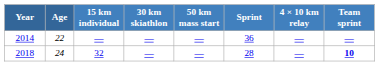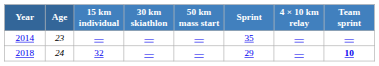(60, 38) 22 -> (60, 38) 23
(249, 38) 36 -> (249, 38) 35
(249, 53) 28 -> (249, 53) 29
